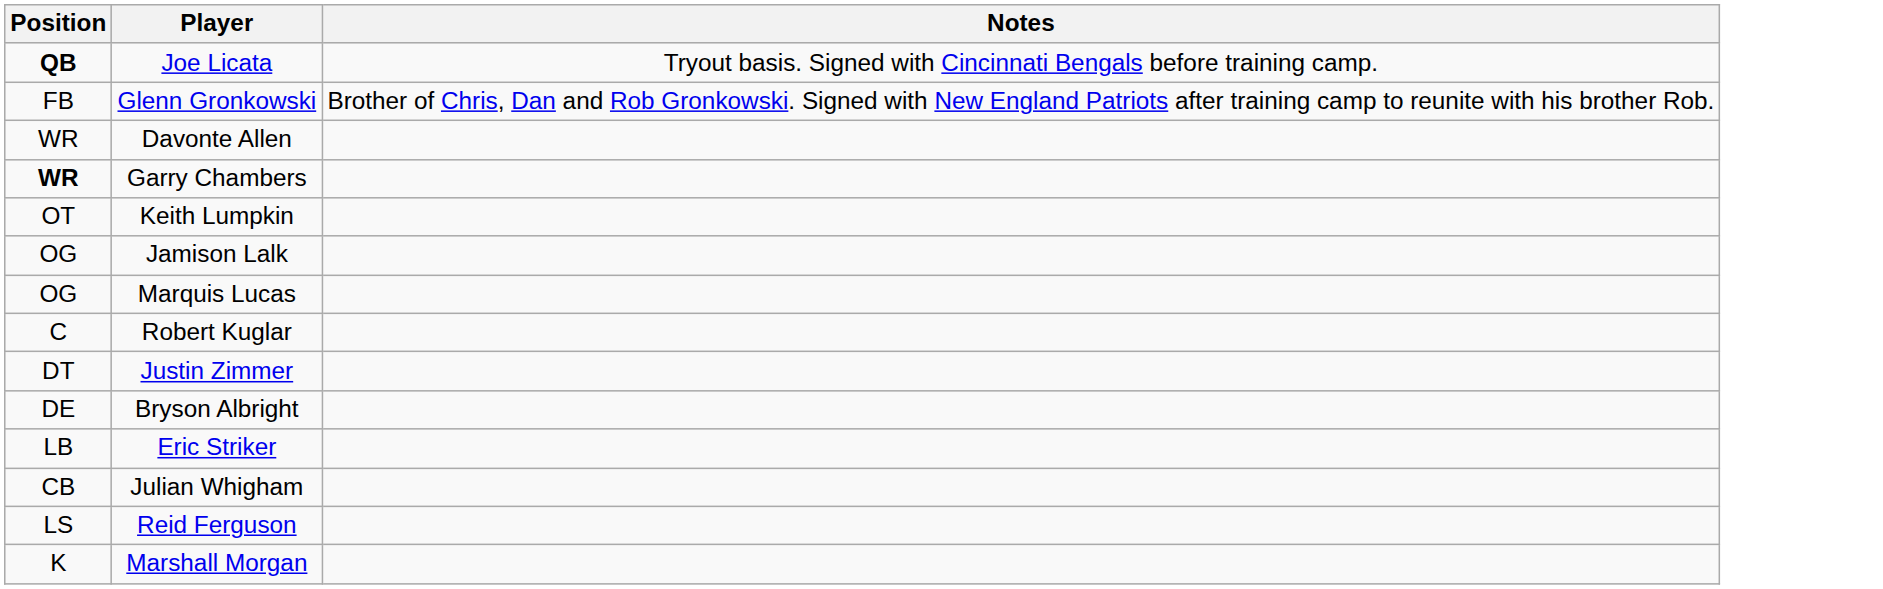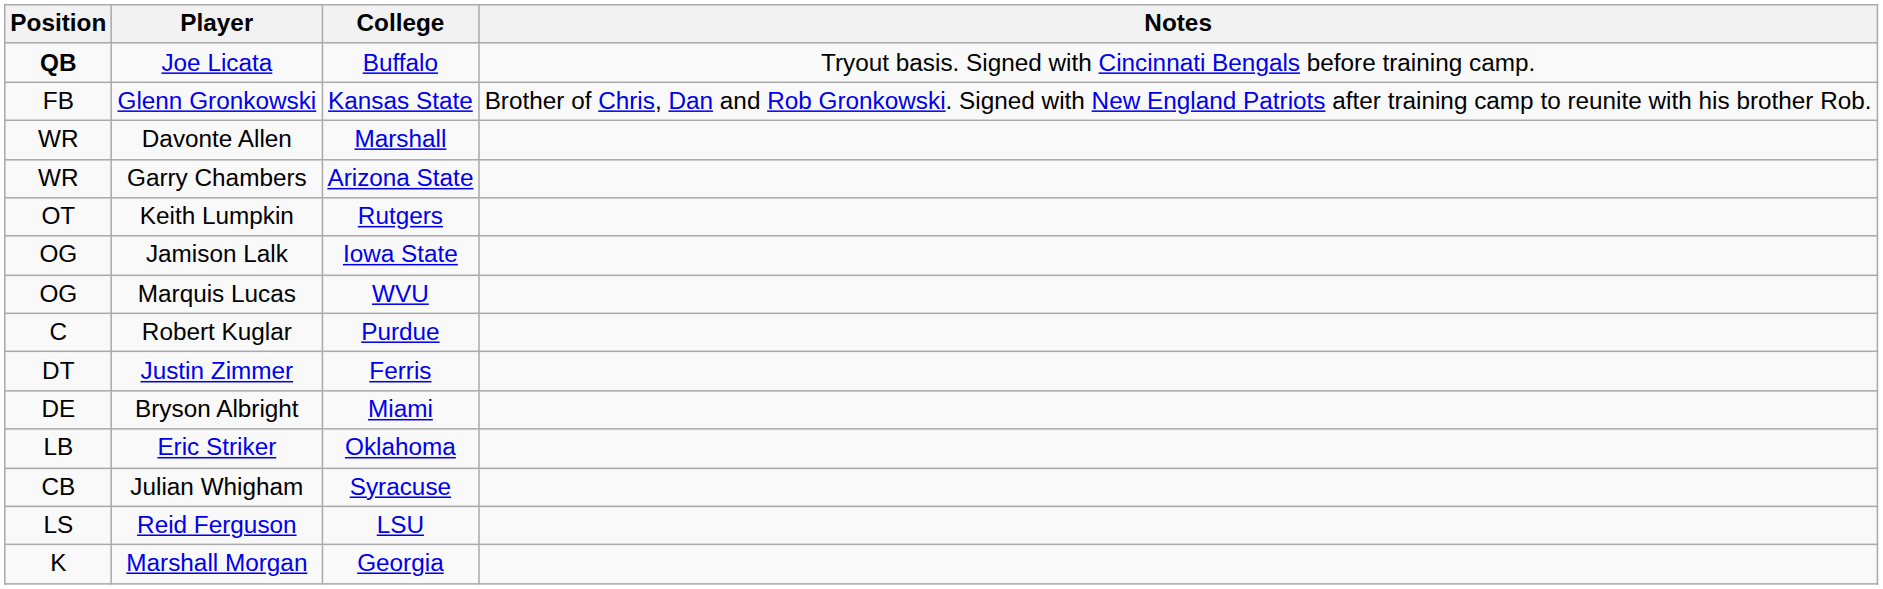+ column: (400, 23)
(58, 178) bold -> (58, 178) normal
